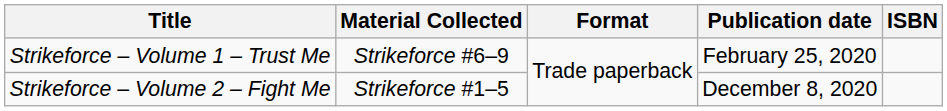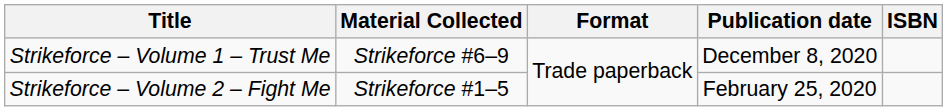(790, 55) February 25, 2020 -> (790, 55) December 8, 2020
(790, 88) December 8, 2020 -> (790, 88) February 25, 2020
